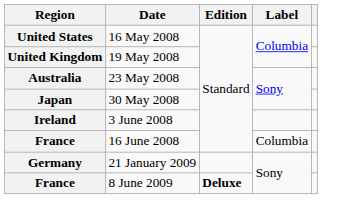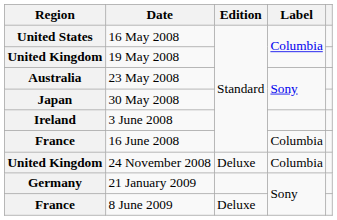+ row: (160, 162)
(222, 183) bold -> (236, 204) normal
